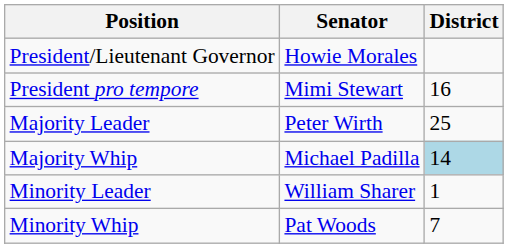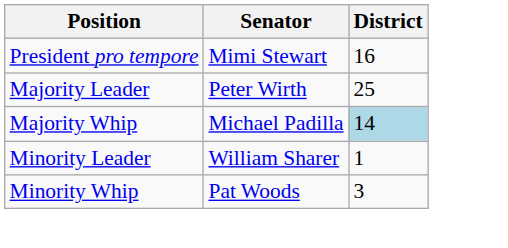- row: (142, 55)
(435, 225) 7 -> (359, 191) 3
